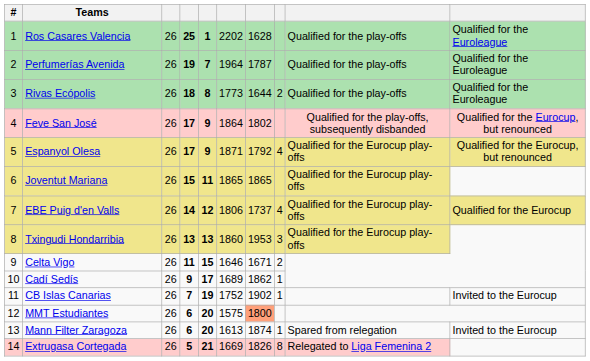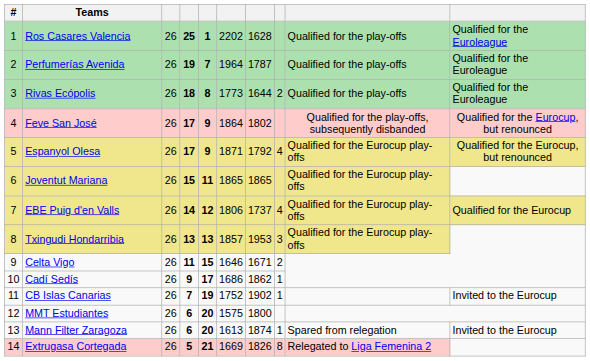(231, 239) 1860 -> (231, 239) 1857
(231, 279) 1689 -> (231, 279) 1686
(260, 313) lightsalmon background -> (260, 313) no background
